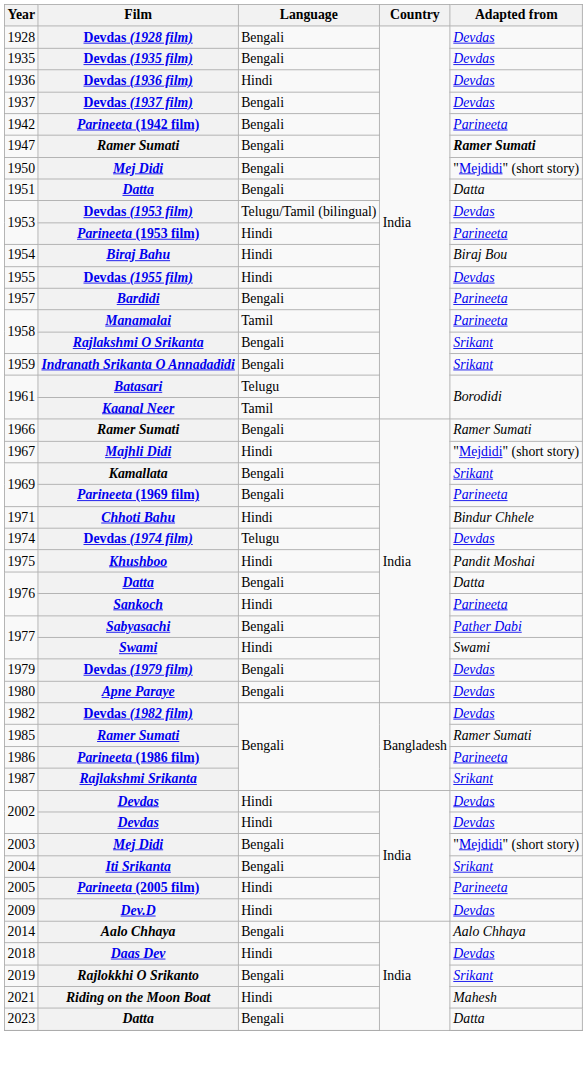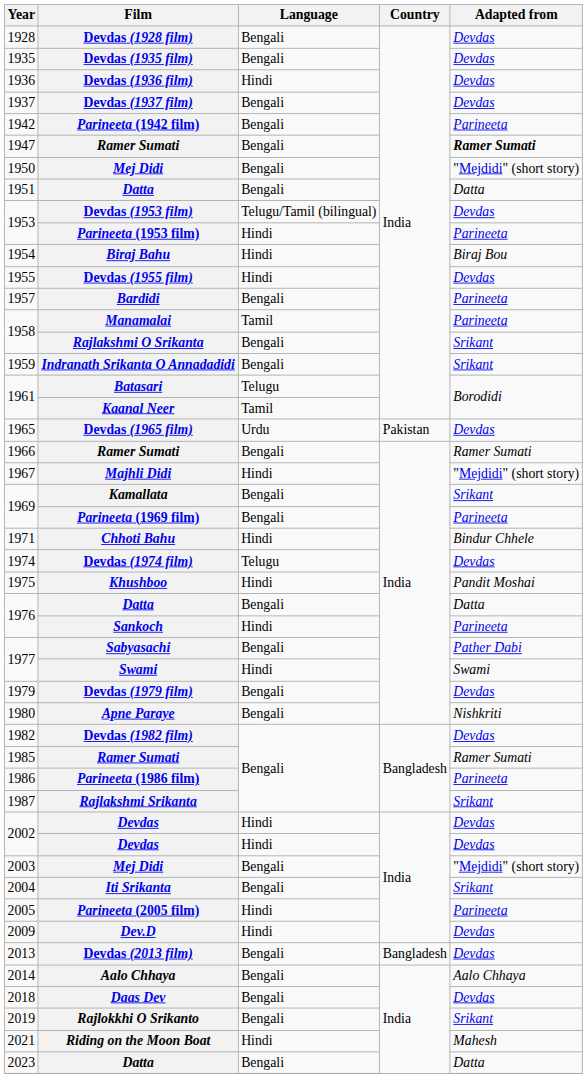+ row: (21, 430)
(474, 691) Devdas -> (477, 713) Nishkriti
+ row: (21, 953)
(257, 953) Hindi -> (263, 997) Bengali
